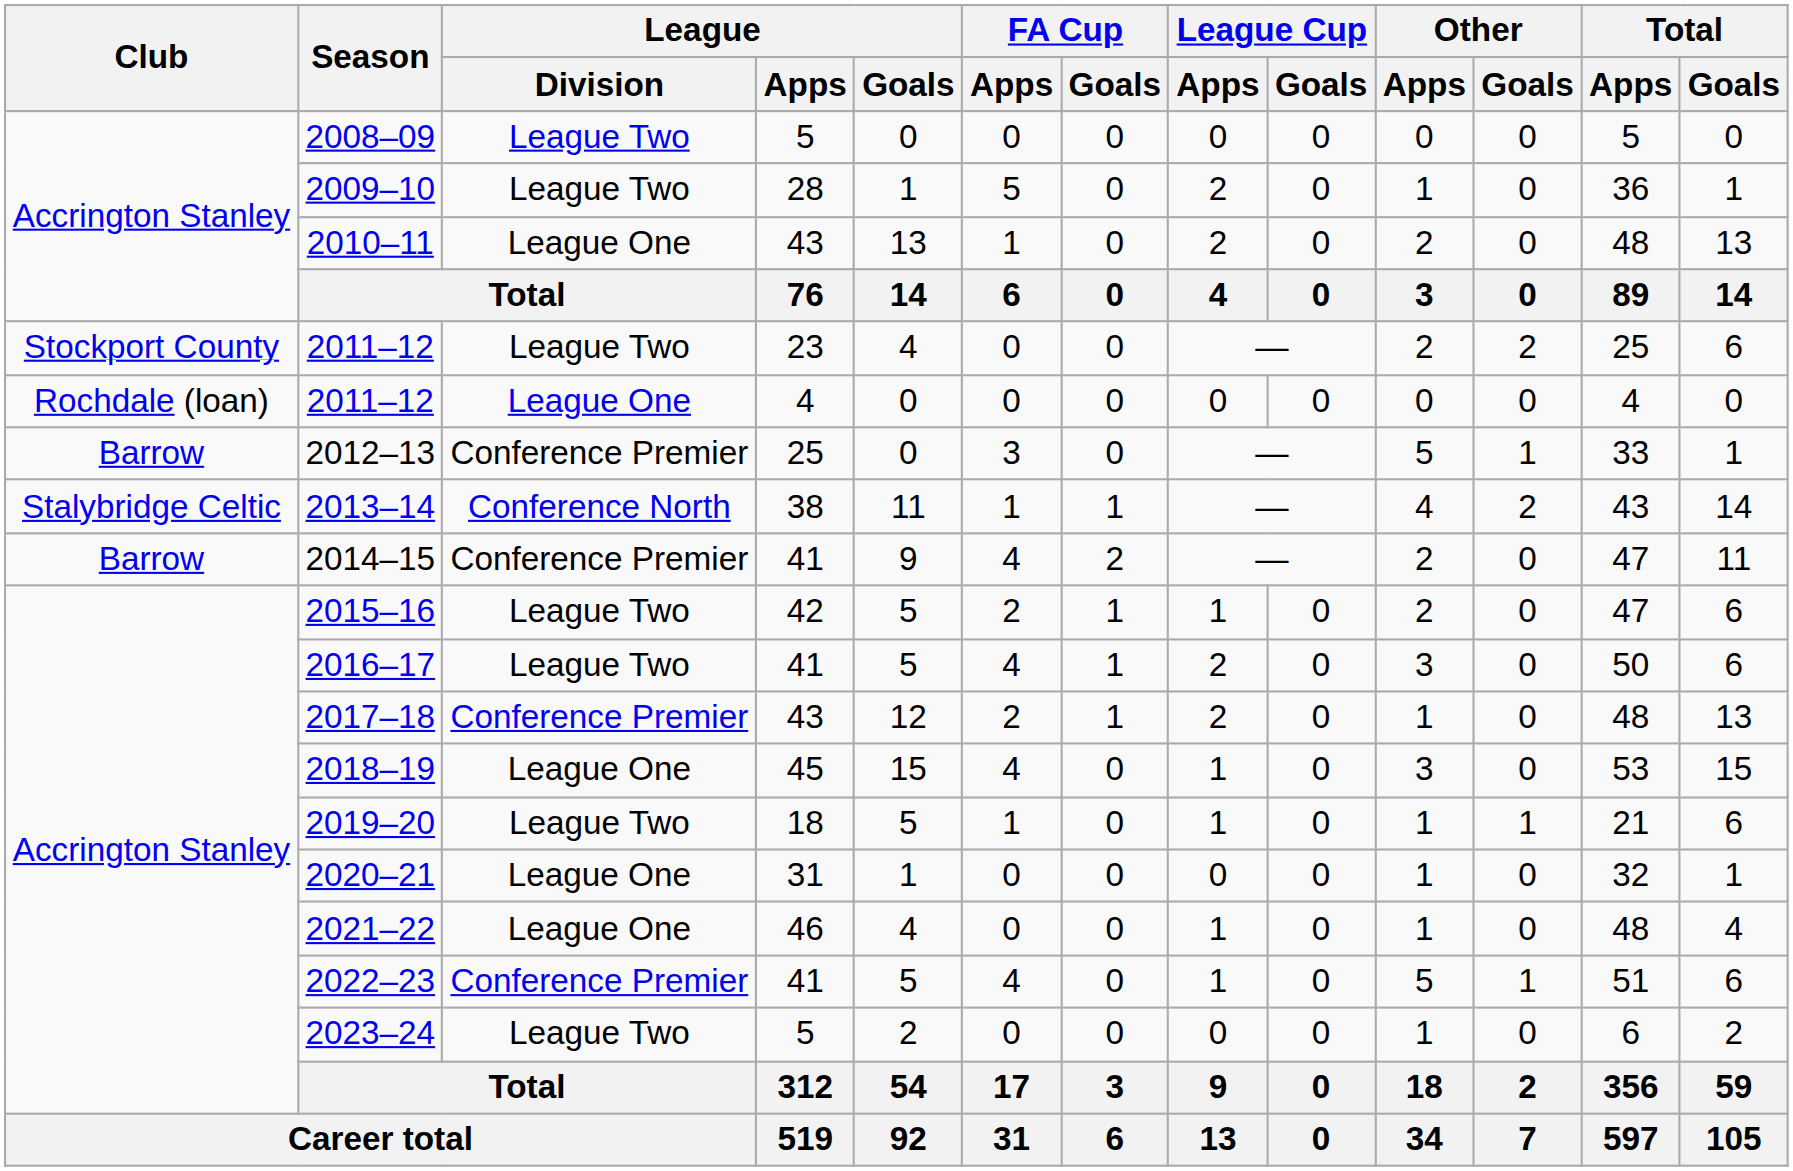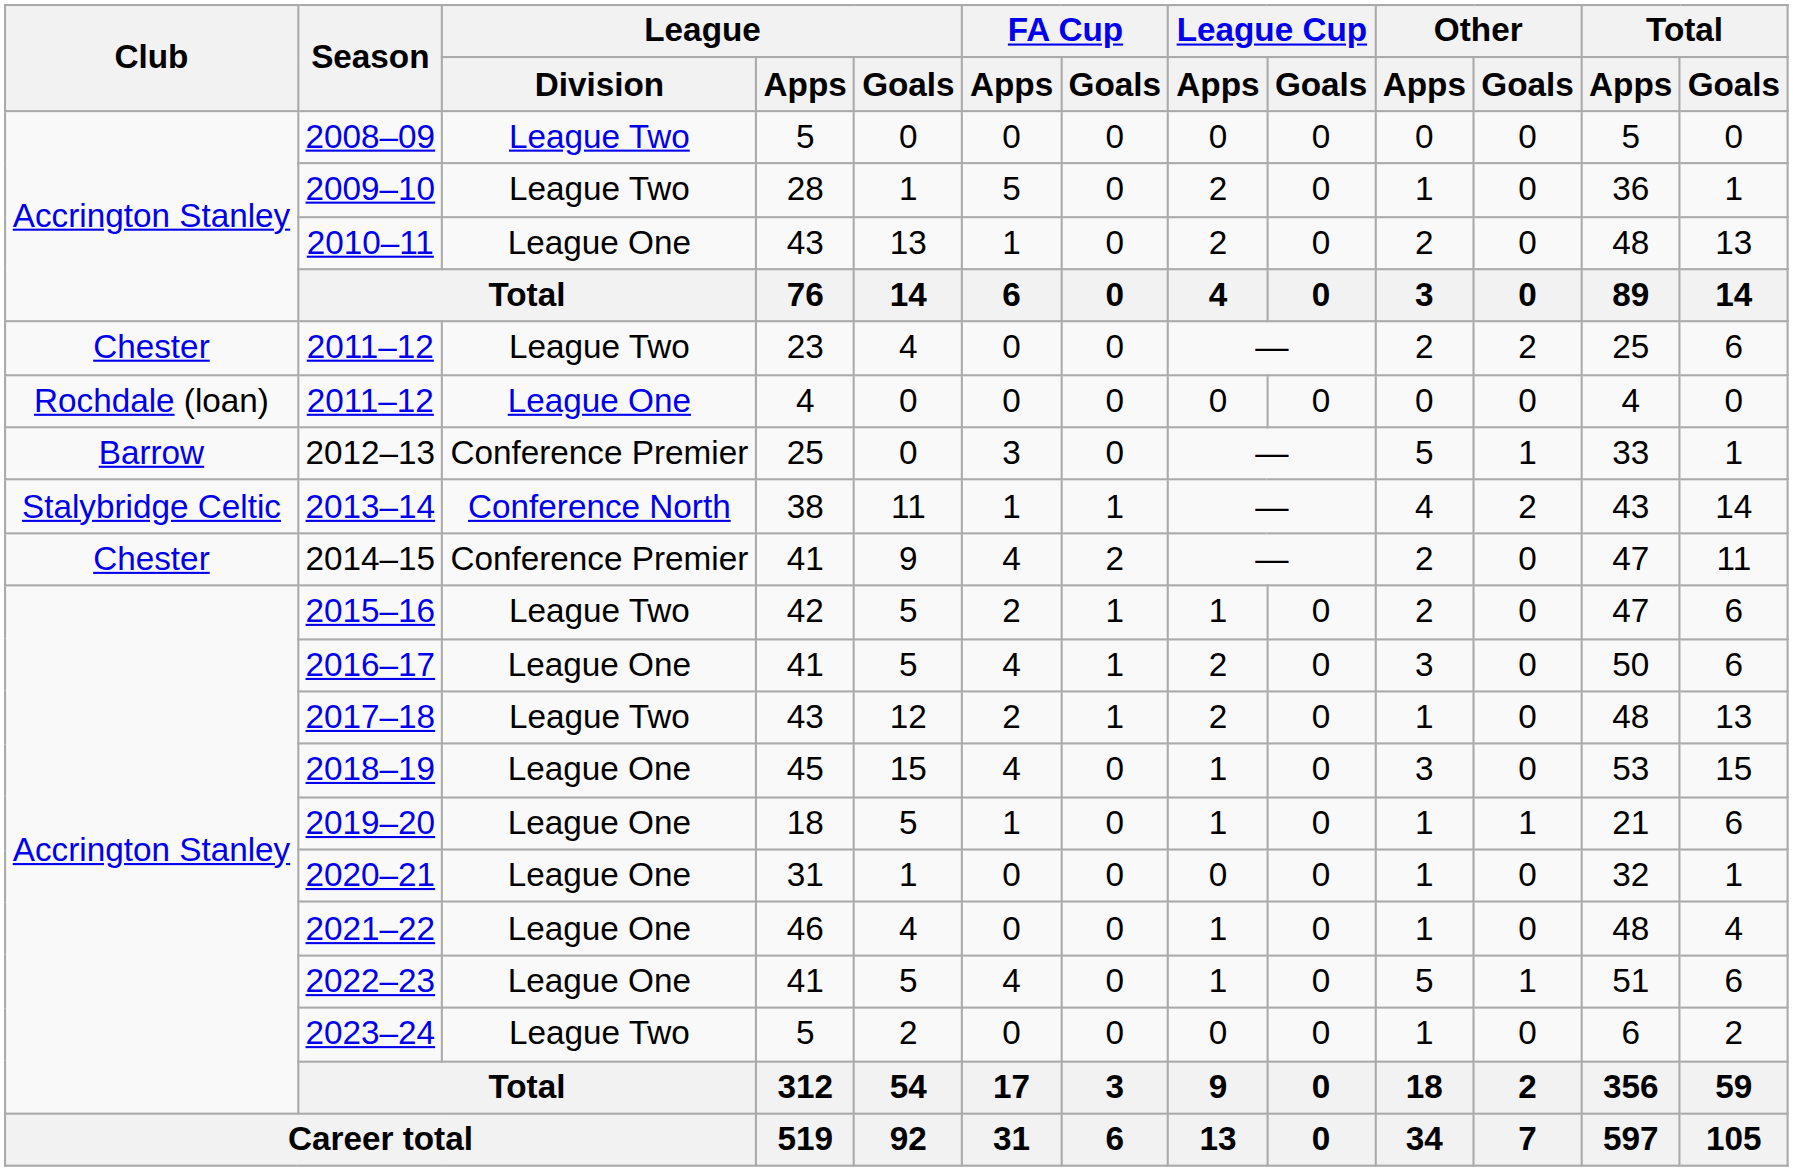(151, 347) Stockport County -> (151, 347) Chester
(151, 558) Barrow -> (151, 558) Chester
(599, 664) League Two -> (599, 664) League One
(599, 717) Conference Premier -> (599, 717) League Two
(599, 822) League Two -> (599, 822) League One
(599, 980) Conference Premier -> (599, 980) League One
